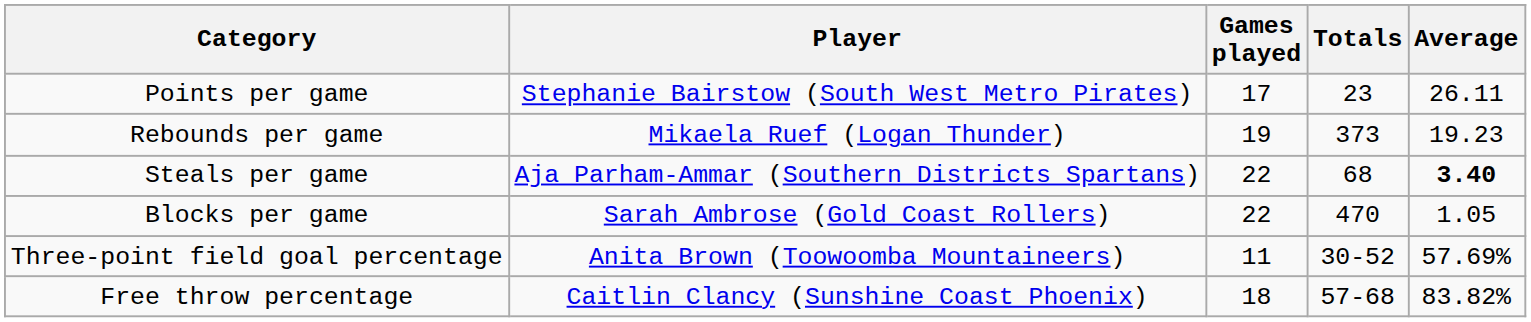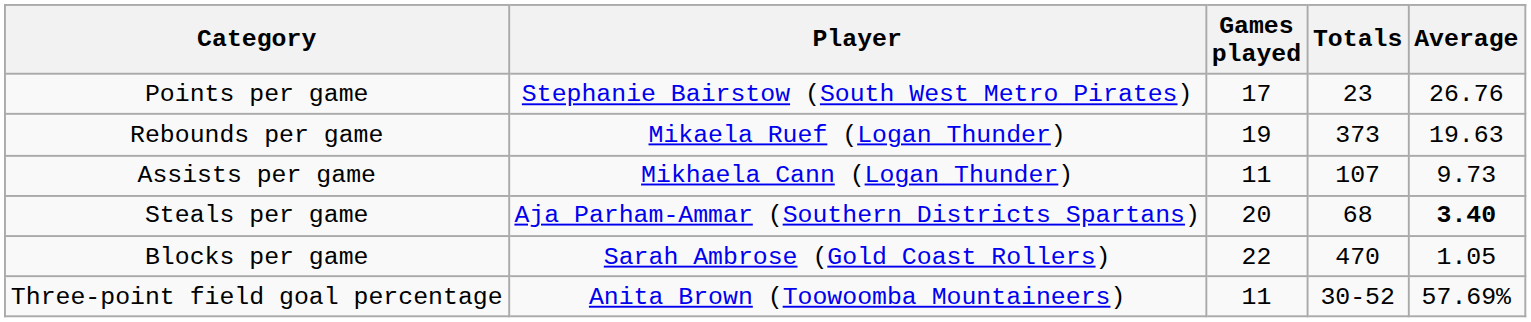(1466, 94) 26.11 -> (1466, 94) 26.76
(1466, 135) 19.23 -> (1466, 135) 19.63
+ row: (257, 175)
(1256, 175) 22 -> (1256, 216) 20
- row: (257, 297)
